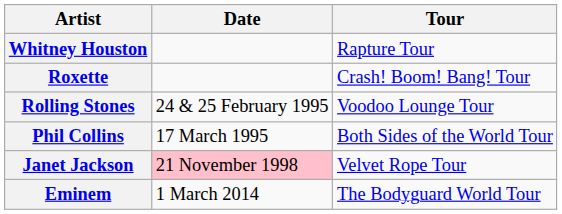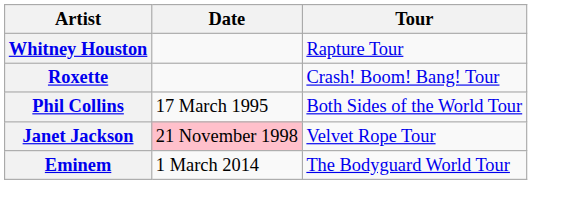- row: (78, 106)
